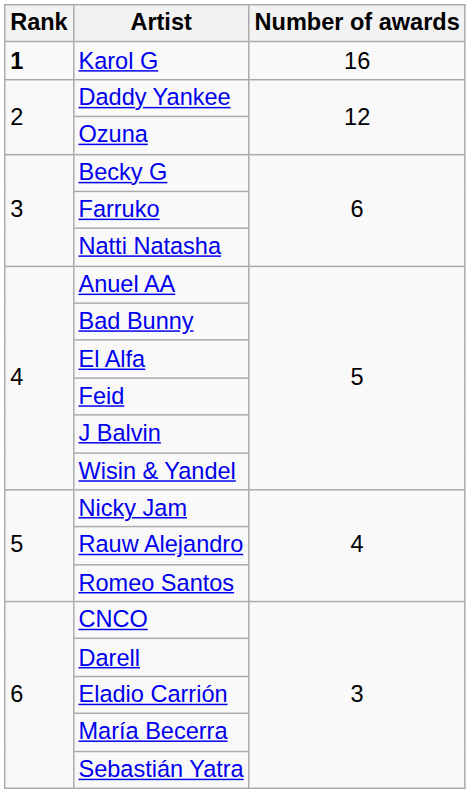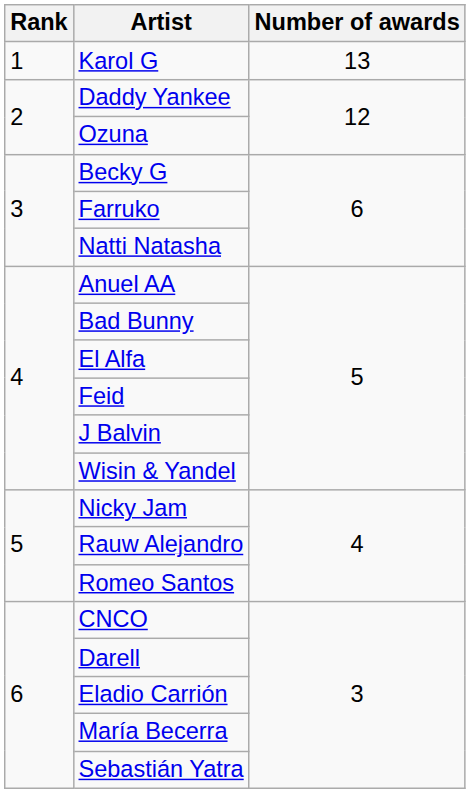(17, 60) bold -> (17, 60) normal
(357, 60) 16 -> (357, 60) 13
